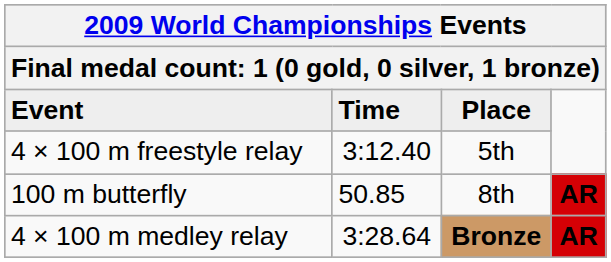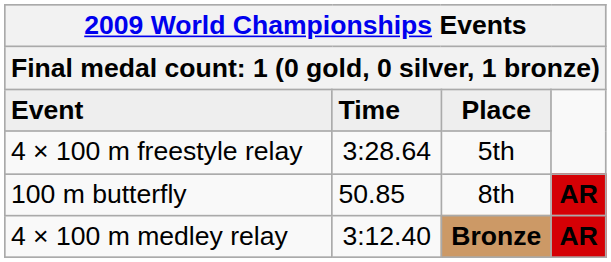(387, 151) 3:12.40 -> (387, 151) 3:28.64
(387, 236) 3:28.64 -> (387, 236) 3:12.40
